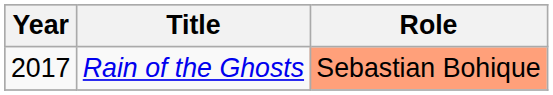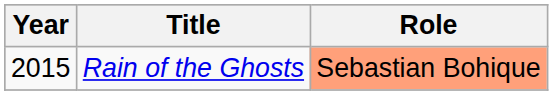(41, 68) 2017 -> (41, 68) 2015
